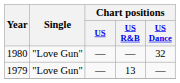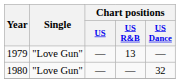rows swapped: (17, 70) <-> (17, 54)
